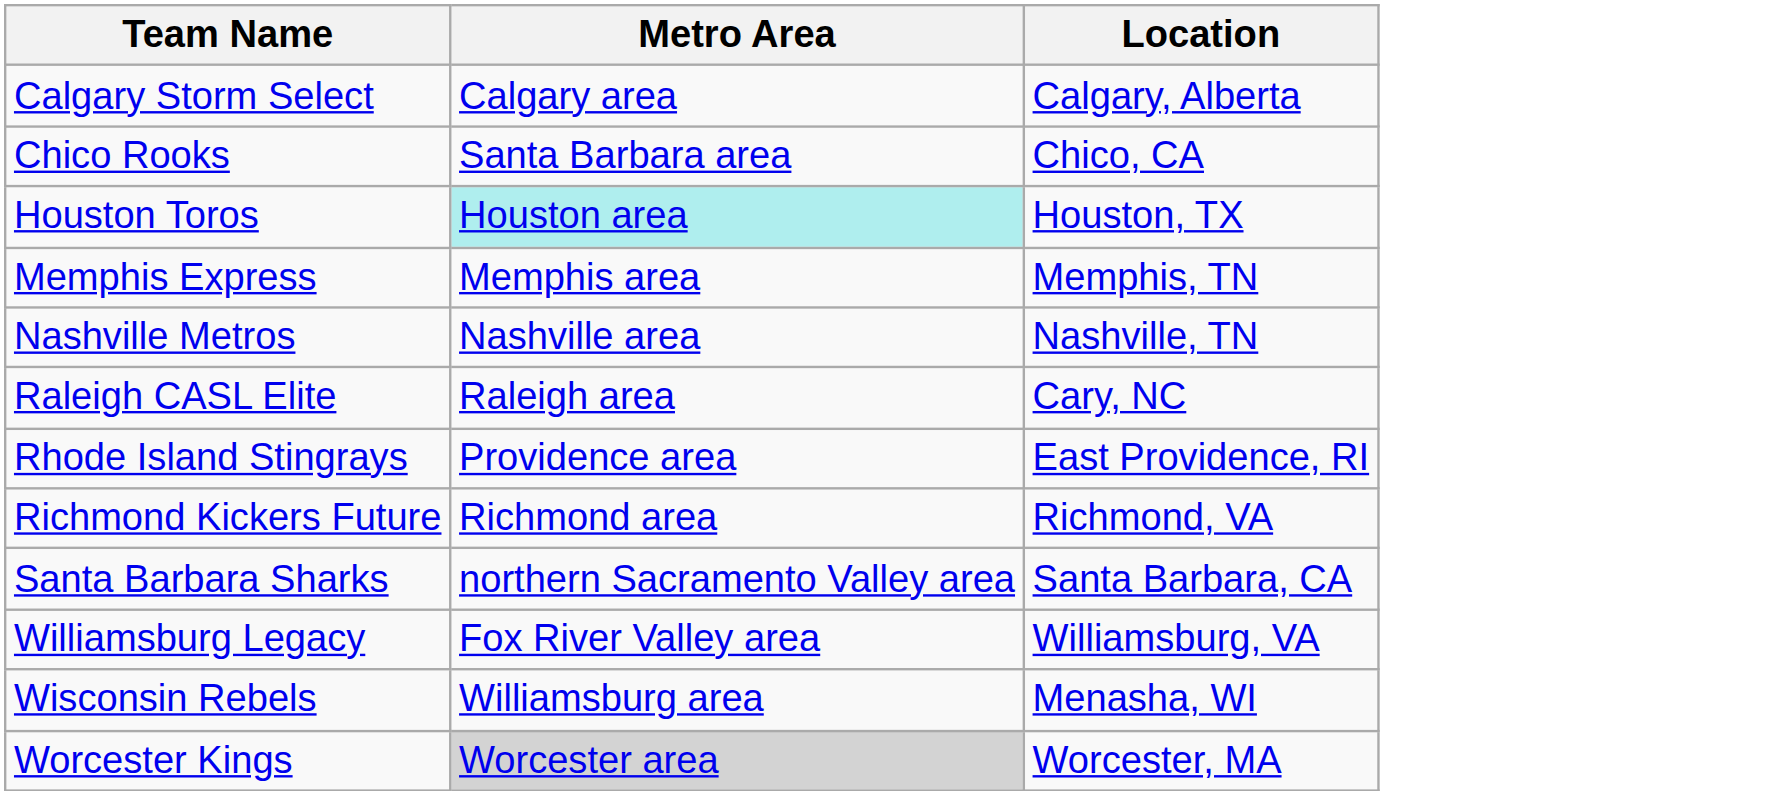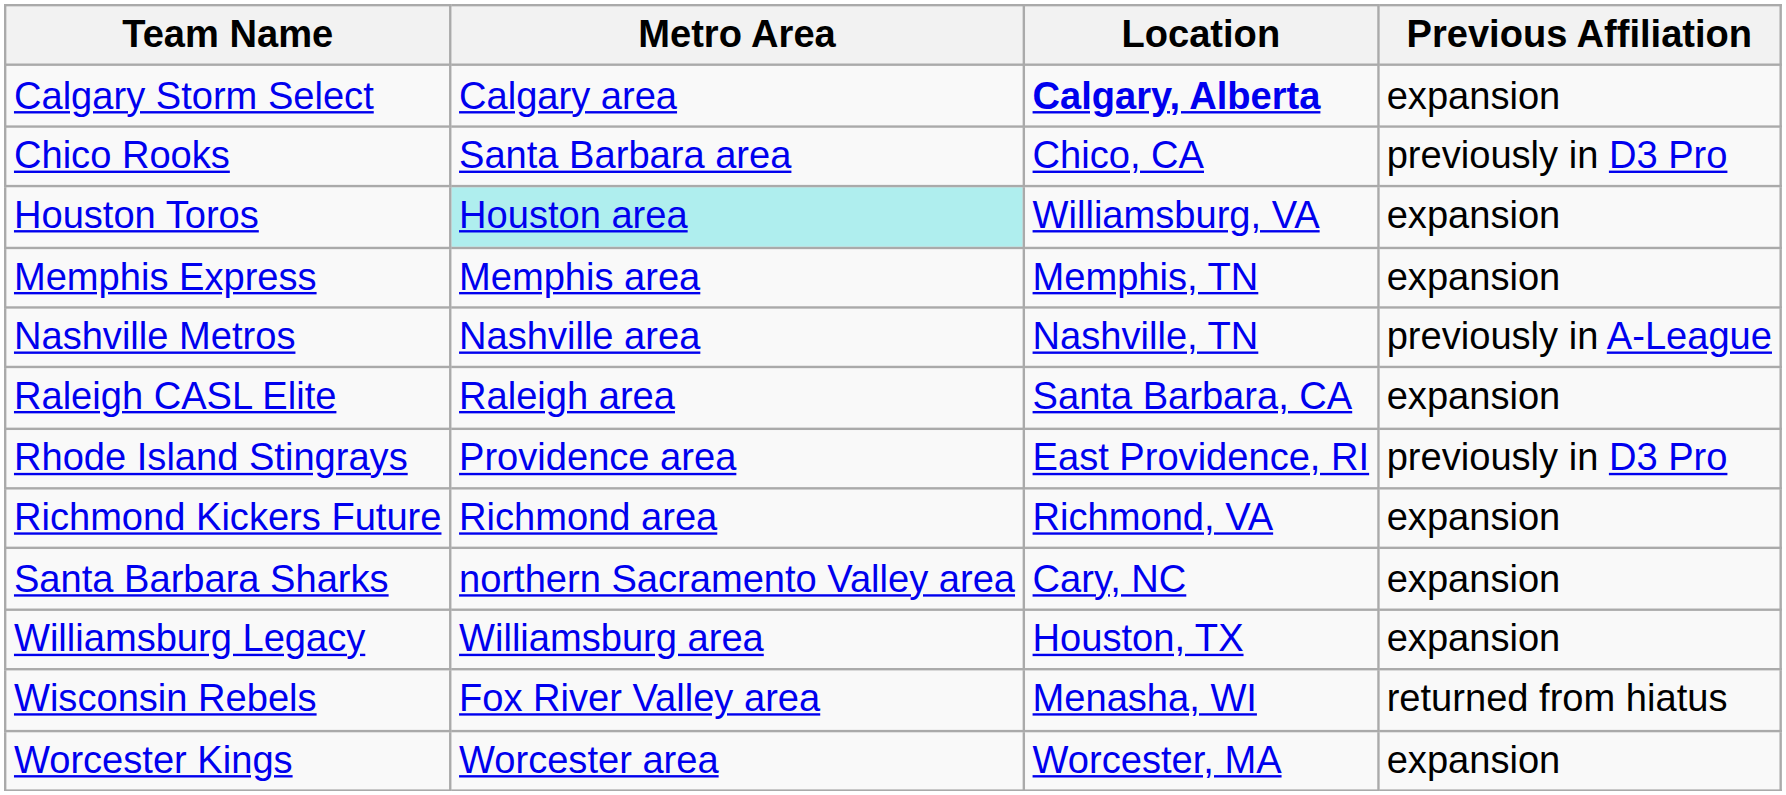+ column: (1579, 34)
(1167, 95) normal -> (1176, 95) bold
(1138, 215) Houston, TX -> (1176, 215) Williamsburg, VA
(1109, 397) Cary, NC -> (1192, 397) Santa Barbara, CA
(1192, 578) Santa Barbara, CA -> (1109, 578) Cary, NC
(640, 638) Fox River Valley area -> (611, 638) Williamsburg area
(1176, 638) Williamsburg, VA -> (1138, 638) Houston, TX
(611, 699) Williamsburg area -> (640, 699) Fox River Valley area
(589, 759) lightgrey background -> (589, 759) no background
